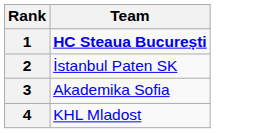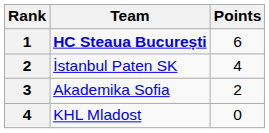+ column: (238, 16)
